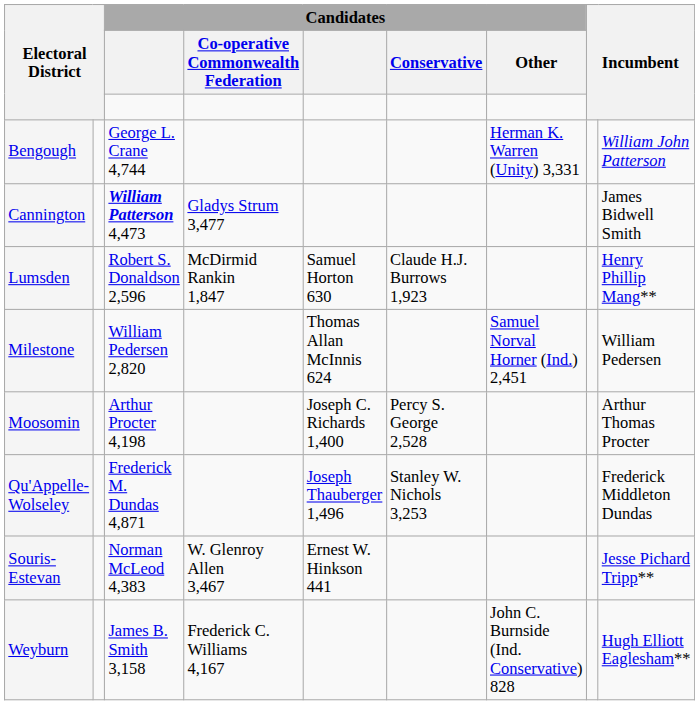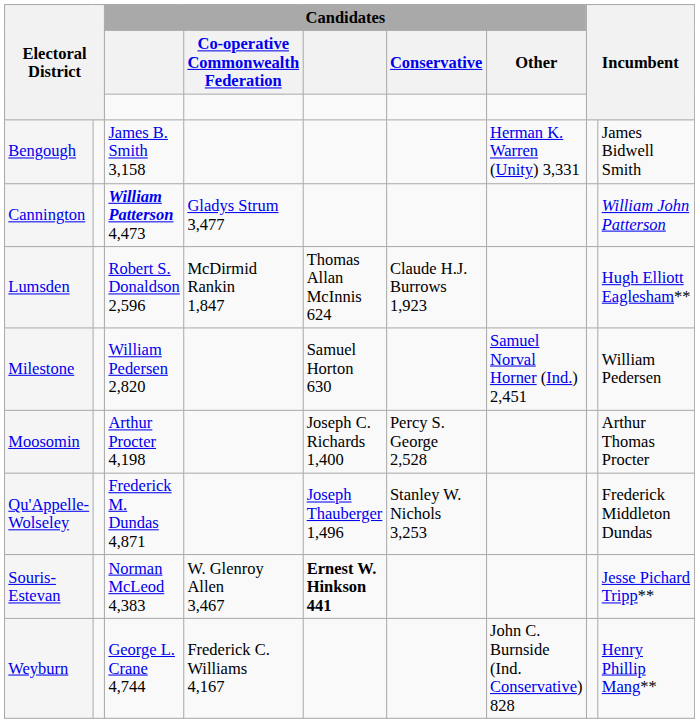(142, 151) George L. Crane 4,744 -> (138, 151) James B. Smith 3,158
(645, 151) William John Patterson -> (628, 151) James Bidwell Smith
(628, 214) James Bidwell Smith -> (645, 214) William John Patterson
(331, 278) Samuel Horton 630 -> (334, 287) Thomas Allan McInnis 624
(629, 278) Henry Phillip Mang** -> (646, 287) Hugh Elliott Eaglesham**
(334, 350) Thomas Allan McInnis 624 -> (331, 369) Samuel Horton 630
(339, 567) normal -> (341, 586) bold
(138, 649) James B. Smith 3,158 -> (142, 668) George L. Crane 4,744
(646, 649) Hugh Elliott Eaglesham** -> (629, 668) Henry Phillip Mang**
